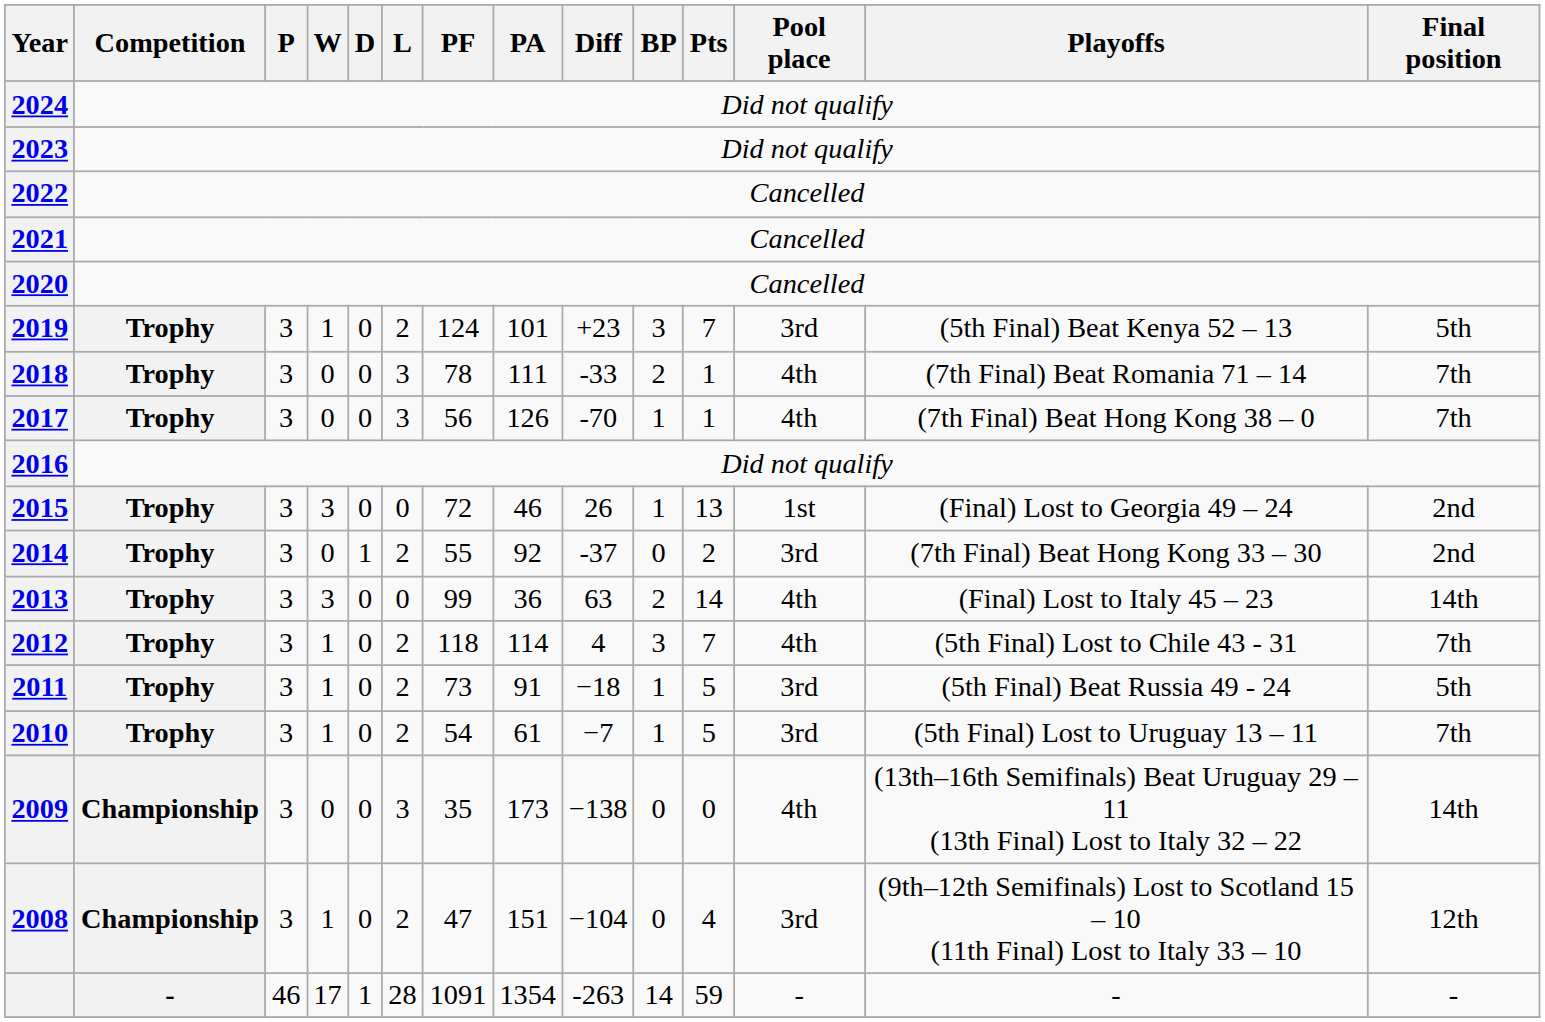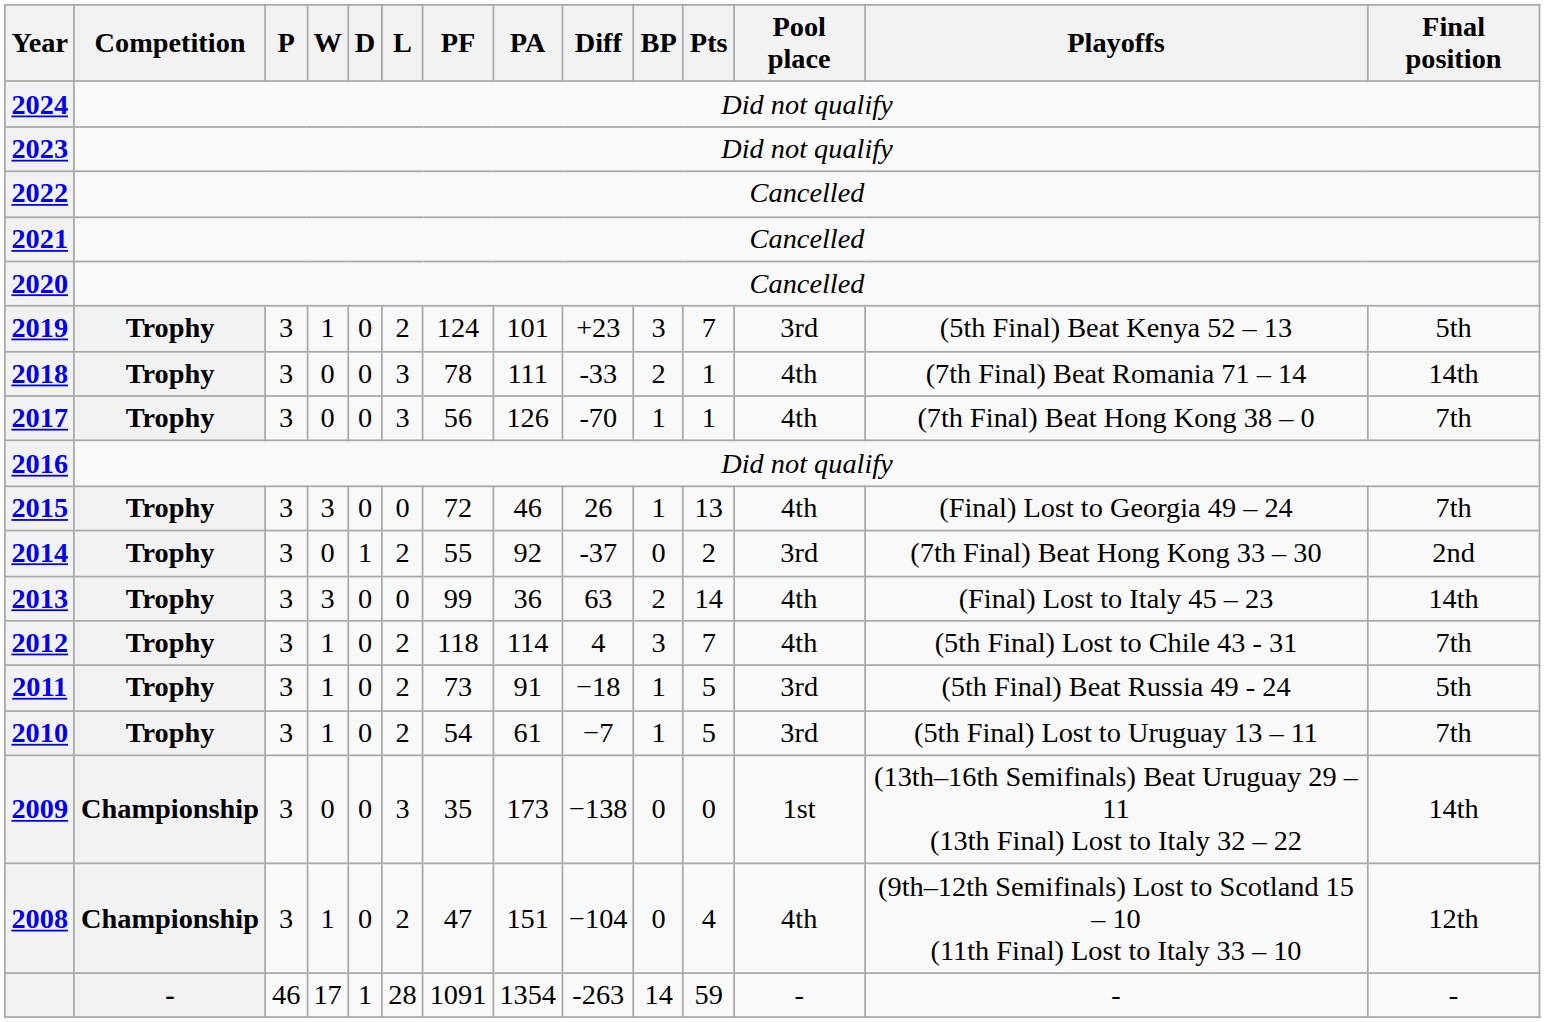(1454, 373) 7th -> (1454, 373) 14th
(799, 507) 1st -> (799, 507) 4th
(1454, 507) 2nd -> (1454, 507) 7th
(799, 809) 4th -> (799, 809) 1st
(799, 917) 3rd -> (799, 917) 4th
